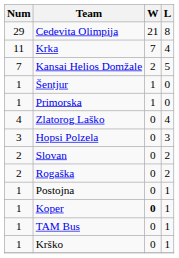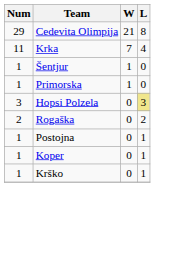- row: (89, 66)
- row: (70, 119)
(167, 137) no background -> (143, 102) khaki background
- row: (51, 155)
(153, 208) bold -> (129, 155) normal
- row: (58, 226)
